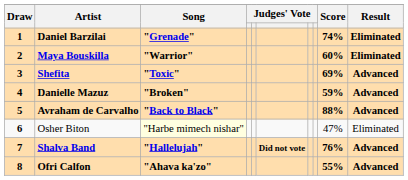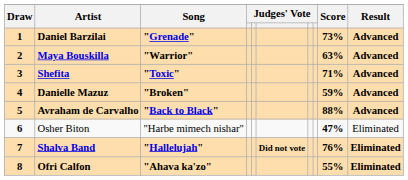(333, 37) 74% -> (333, 37) 73%
(376, 37) Eliminated -> (376, 37) Advanced
(333, 56) 60% -> (333, 56) 63%
(376, 56) Eliminated -> (376, 56) Advanced
(333, 74) 69% -> (333, 74) 71%
(194, 129) lightyellow background -> (194, 129) no background
(333, 129) normal -> (333, 129) bold
(376, 147) Advanced -> (376, 147) Eliminated
(376, 166) Advanced -> (376, 166) Eliminated
